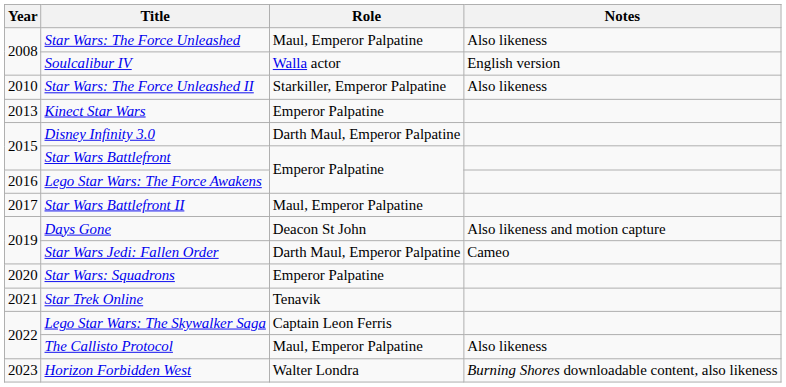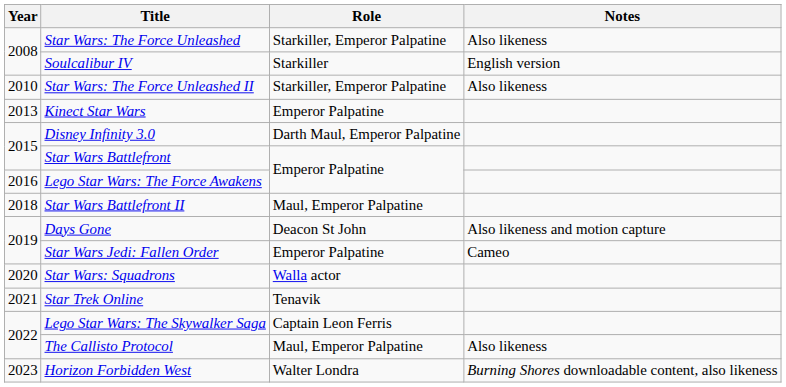(348, 39) Maul, Emperor Palpatine -> (359, 39) Starkiller, Emperor Palpatine
(307, 63) Walla actor -> (300, 63) Starkiller
(23, 205) 2017 -> (23, 205) 2018
(367, 252) Darth Maul, Emperor Palpatine -> (328, 252) Emperor Palpatine
(328, 275) Emperor Palpatine -> (307, 275) Walla actor
